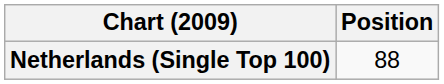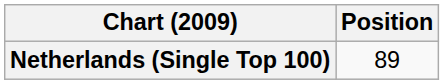(387, 60) 88 -> (387, 60) 89
